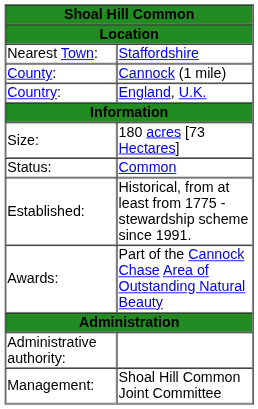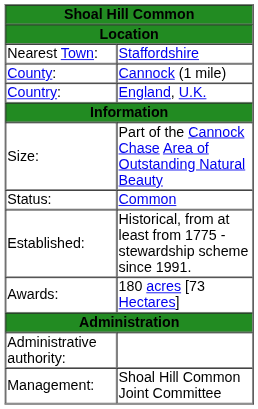(162, 140) 180 acres [73 Hectares] -> (182, 156) Part of the Cannock Chase Area of Outstanding Natural Beauty
(182, 279) Part of the Cannock Chase Area of Outstanding Natural Beauty -> (162, 295) 180 acres [73 Hectares]
